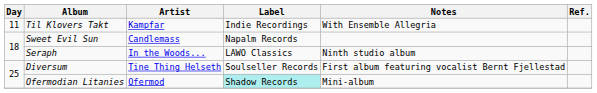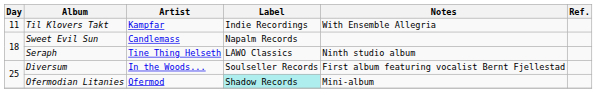(167, 53) In the Woods... -> (175, 53) Tine Thing Helseth
(175, 67) Tine Thing Helseth -> (167, 67) In the Woods...
